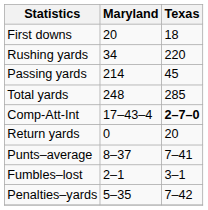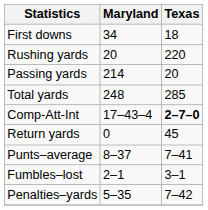(110, 34) 20 -> (110, 34) 34
(110, 54) 34 -> (110, 54) 20
(171, 74) 45 -> (171, 74) 20
(171, 134) 20 -> (171, 134) 45
